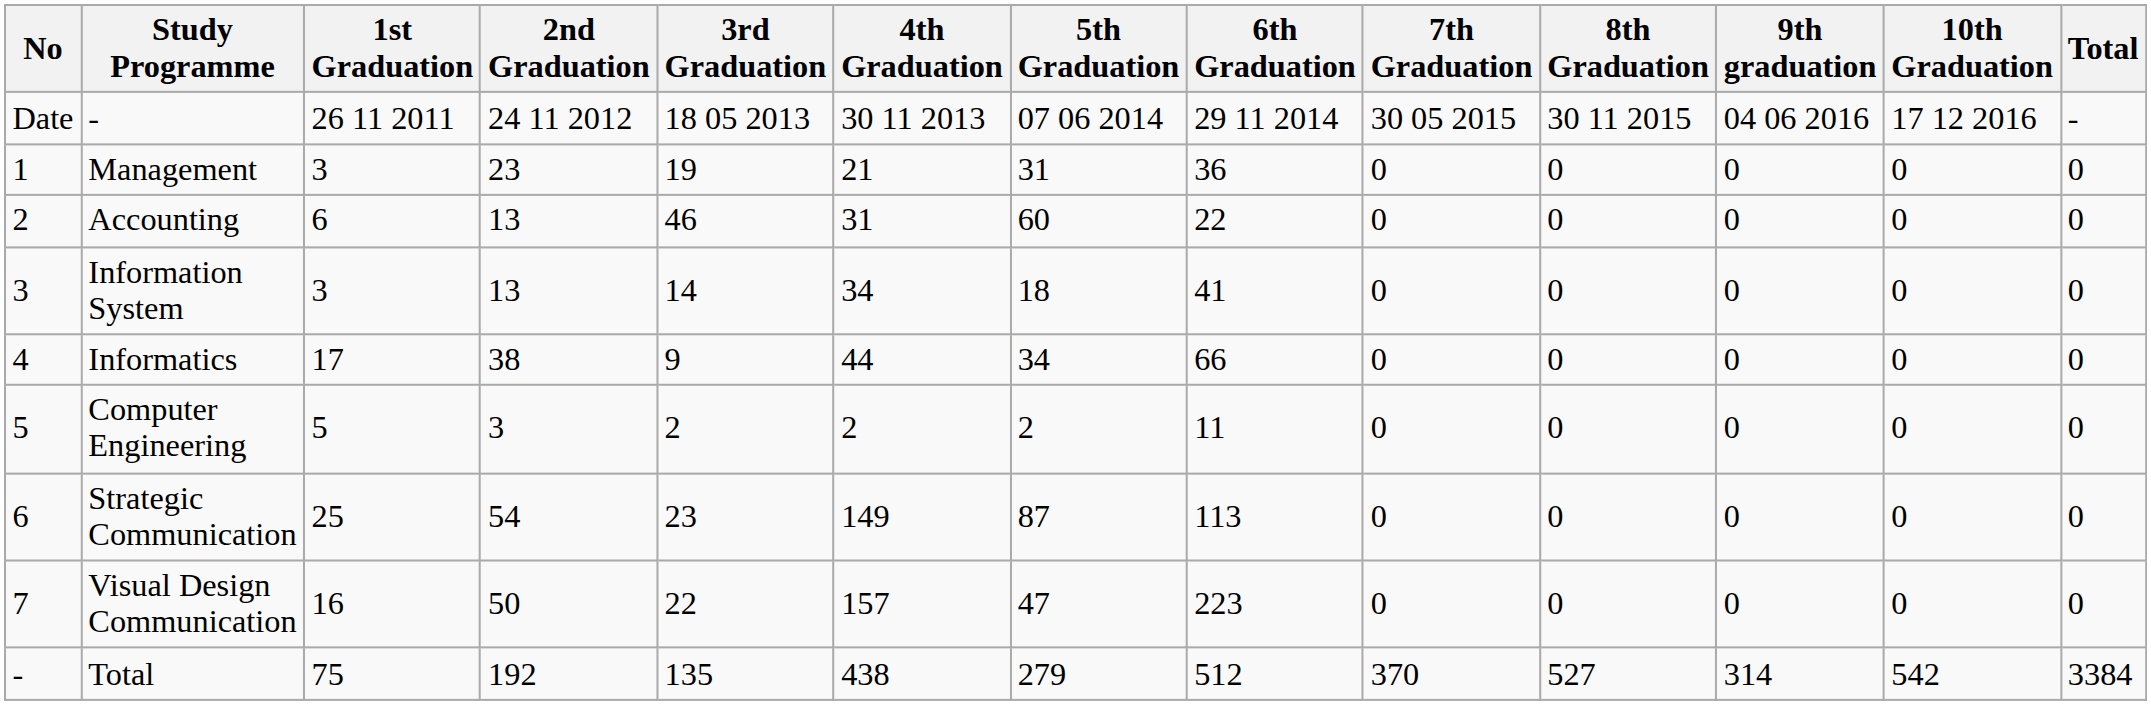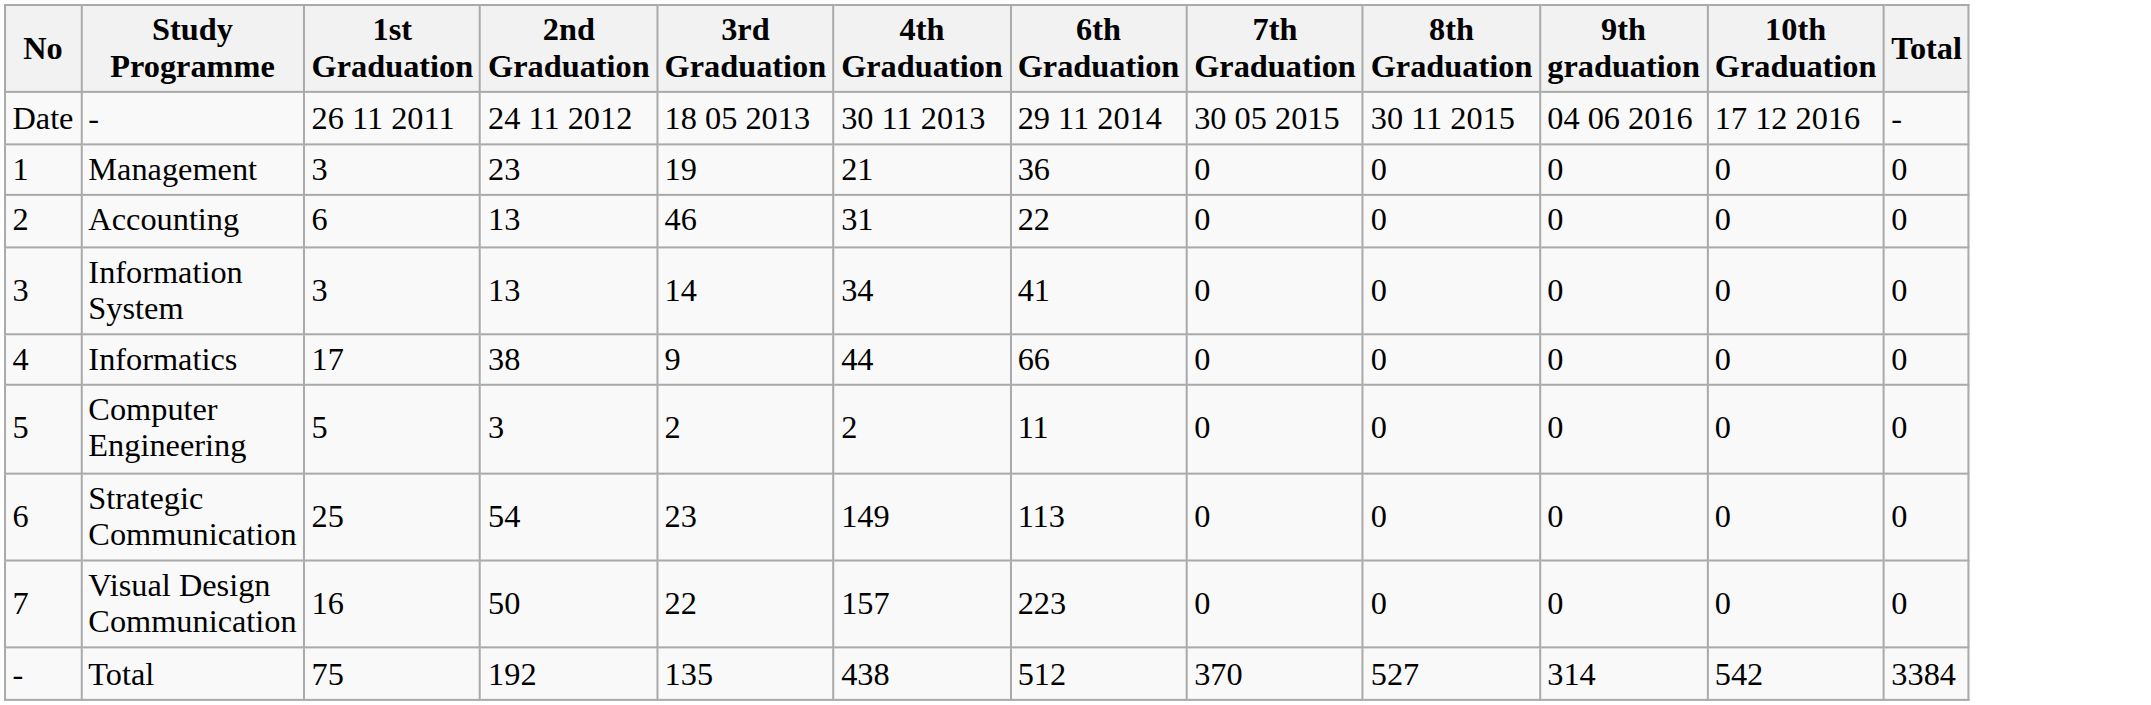- column: (1098, 48)
